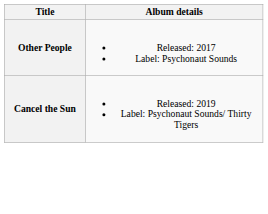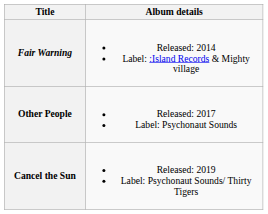+ row: (45, 53)
